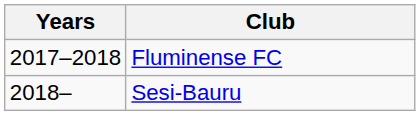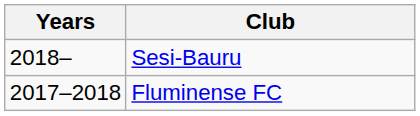rows swapped: (207, 57) <-> (186, 92)
